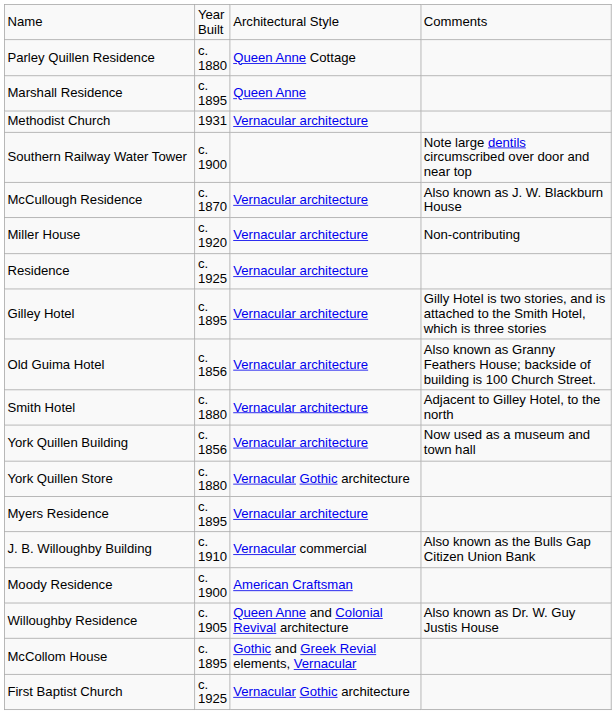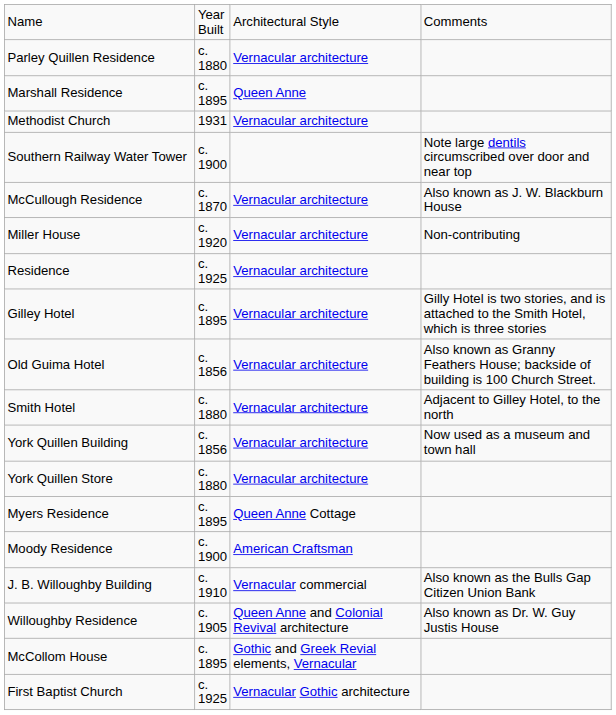(294, 57) Queen Anne Cottage -> (301, 57) Vernacular architecture
(321, 478) Vernacular Gothic architecture -> (301, 478) Vernacular architecture
(301, 514) Vernacular architecture -> (294, 514) Queen Anne Cottage
rows swapped: (60, 585) <-> (80, 549)
